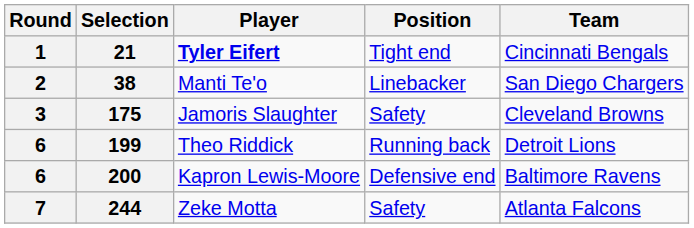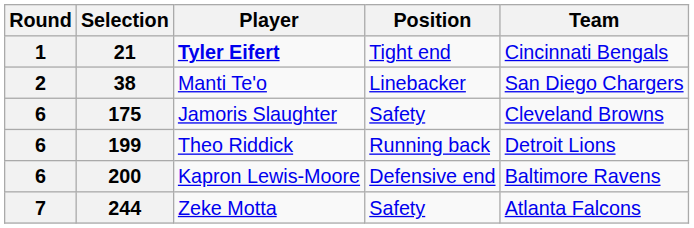(40, 114) 3 -> (40, 114) 6
